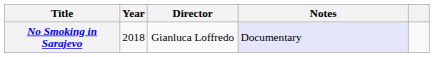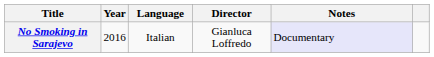+ column: (160, 13)
(134, 37) 2018 -> (115, 37) 2016
